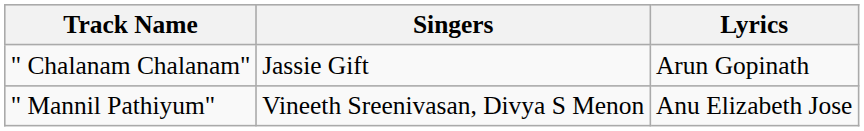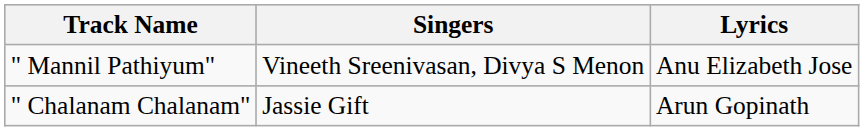rows swapped: (113, 105) <-> (131, 65)
